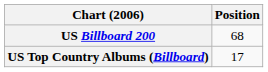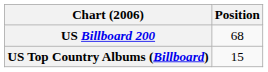(237, 56) 17 -> (237, 56) 15
